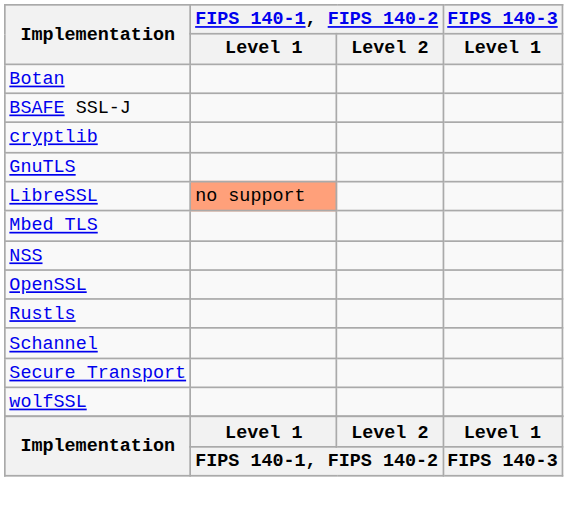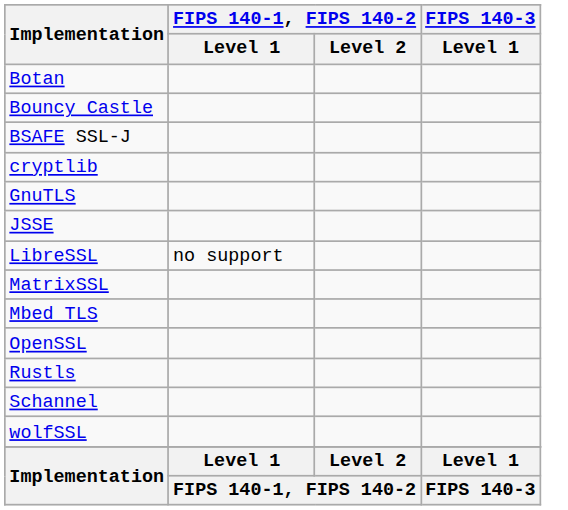+ row: (81, 108)
+ row: (31, 225)
(250, 196) lightsalmon background -> (228, 255) no background
+ row: (59, 284)
- row: (26, 255)
- row: (98, 373)
